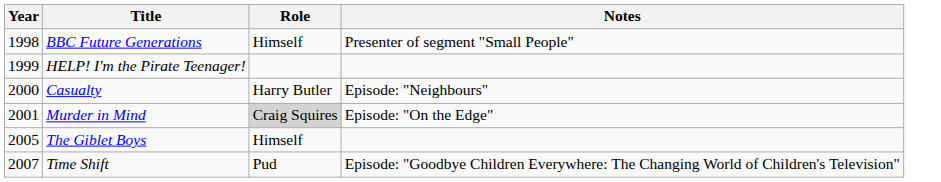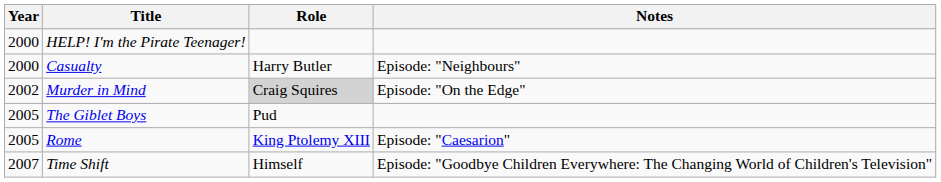- row: (124, 41)
(24, 66) 1999 -> (24, 41) 2000
(24, 115) 2001 -> (24, 90) 2002
(278, 139) Himself -> (265, 115) Pud
+ row: (64, 139)
(265, 164) Pud -> (278, 164) Himself
